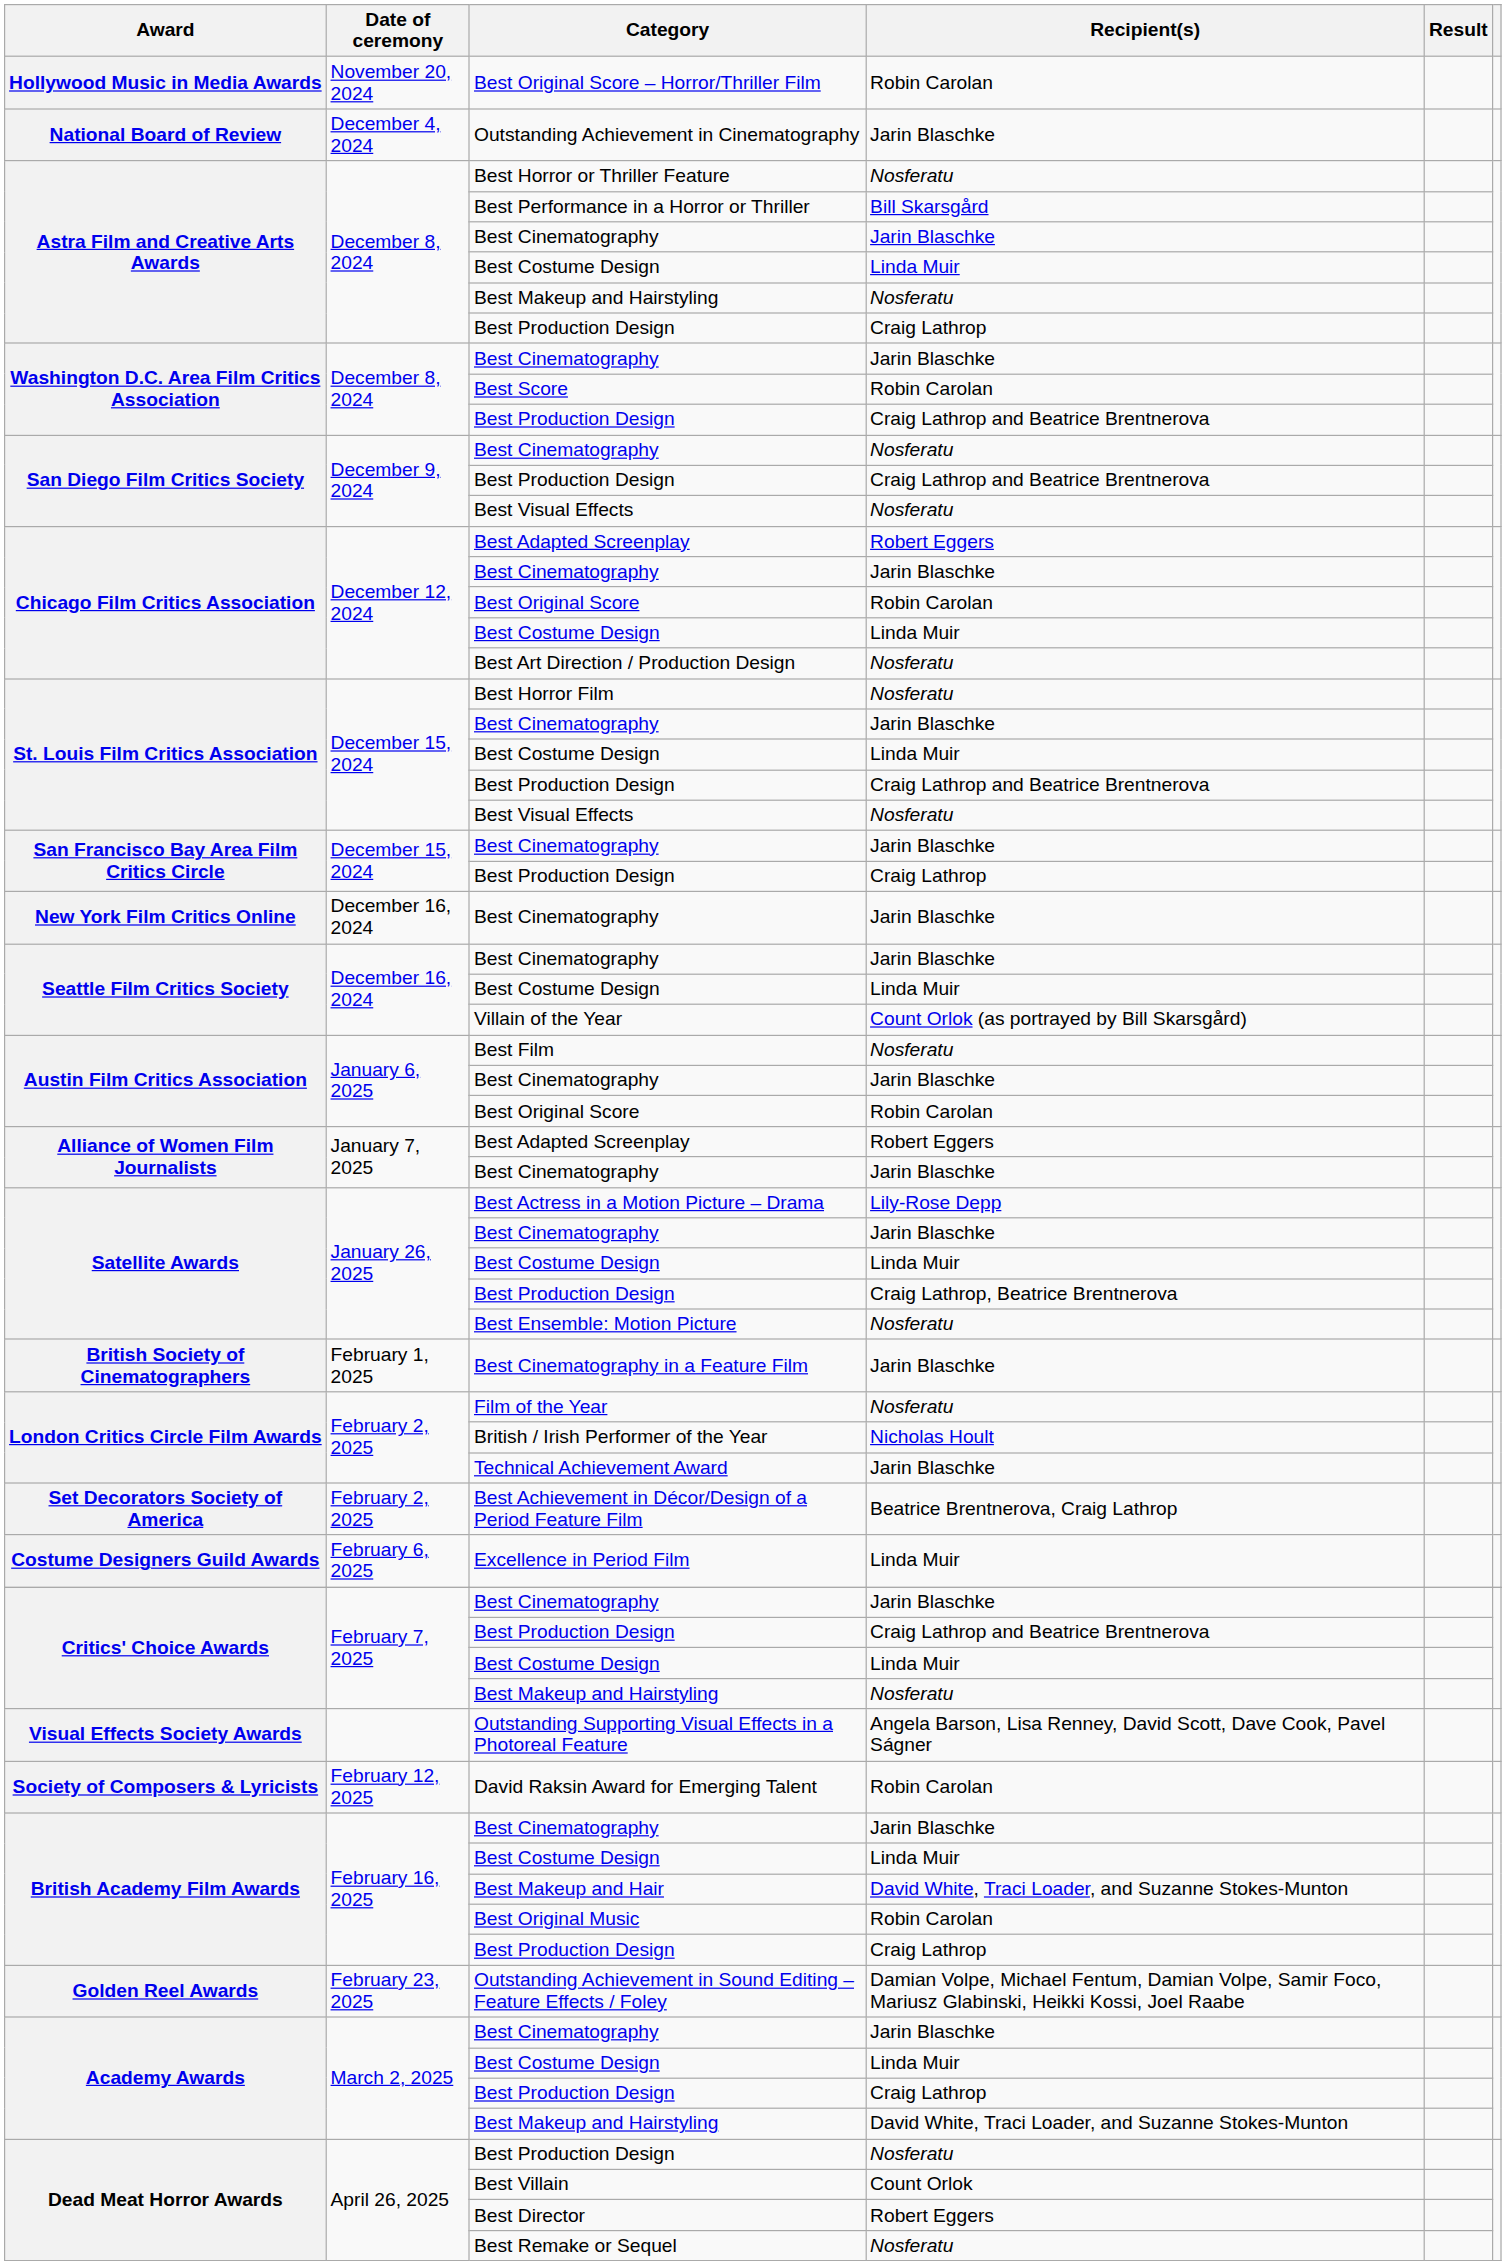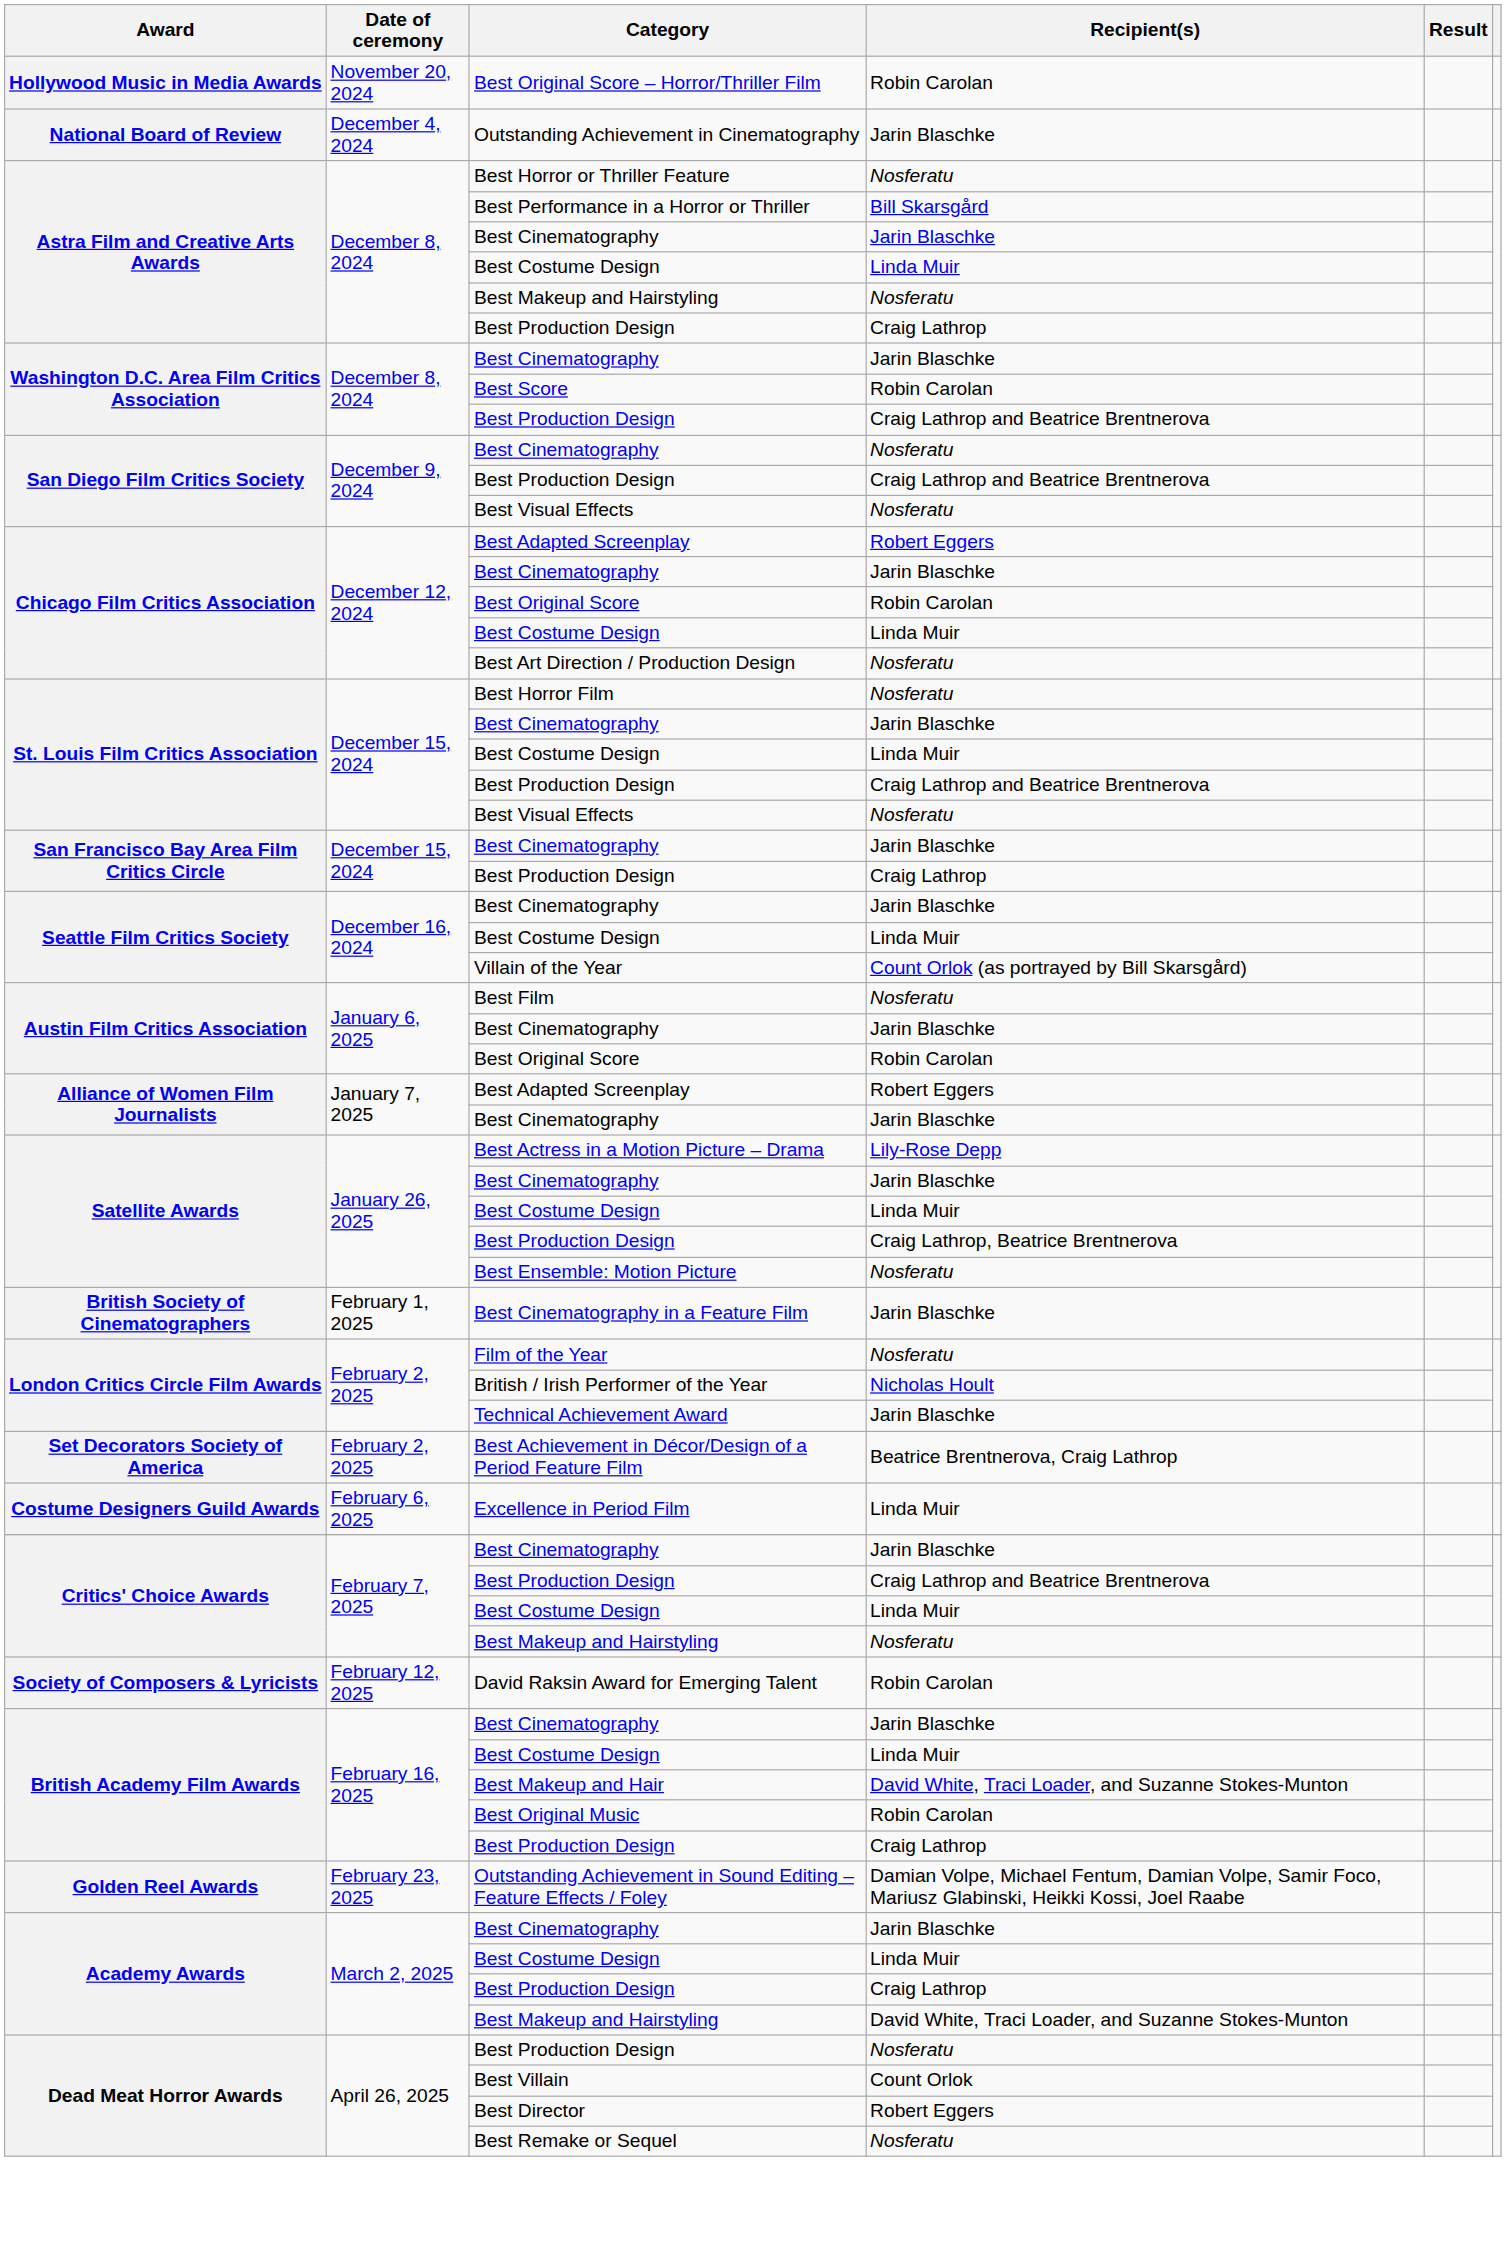- row: (165, 917)
- row: (165, 1734)
